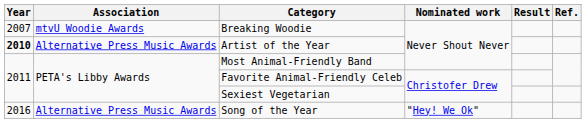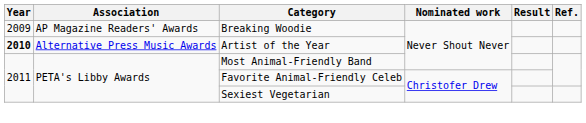(19, 29) 2007 -> (19, 29) 2009
(90, 29) mtvU Woodie Awards -> (117, 29) AP Magazine Readers' Awards
- row: (269, 110)
